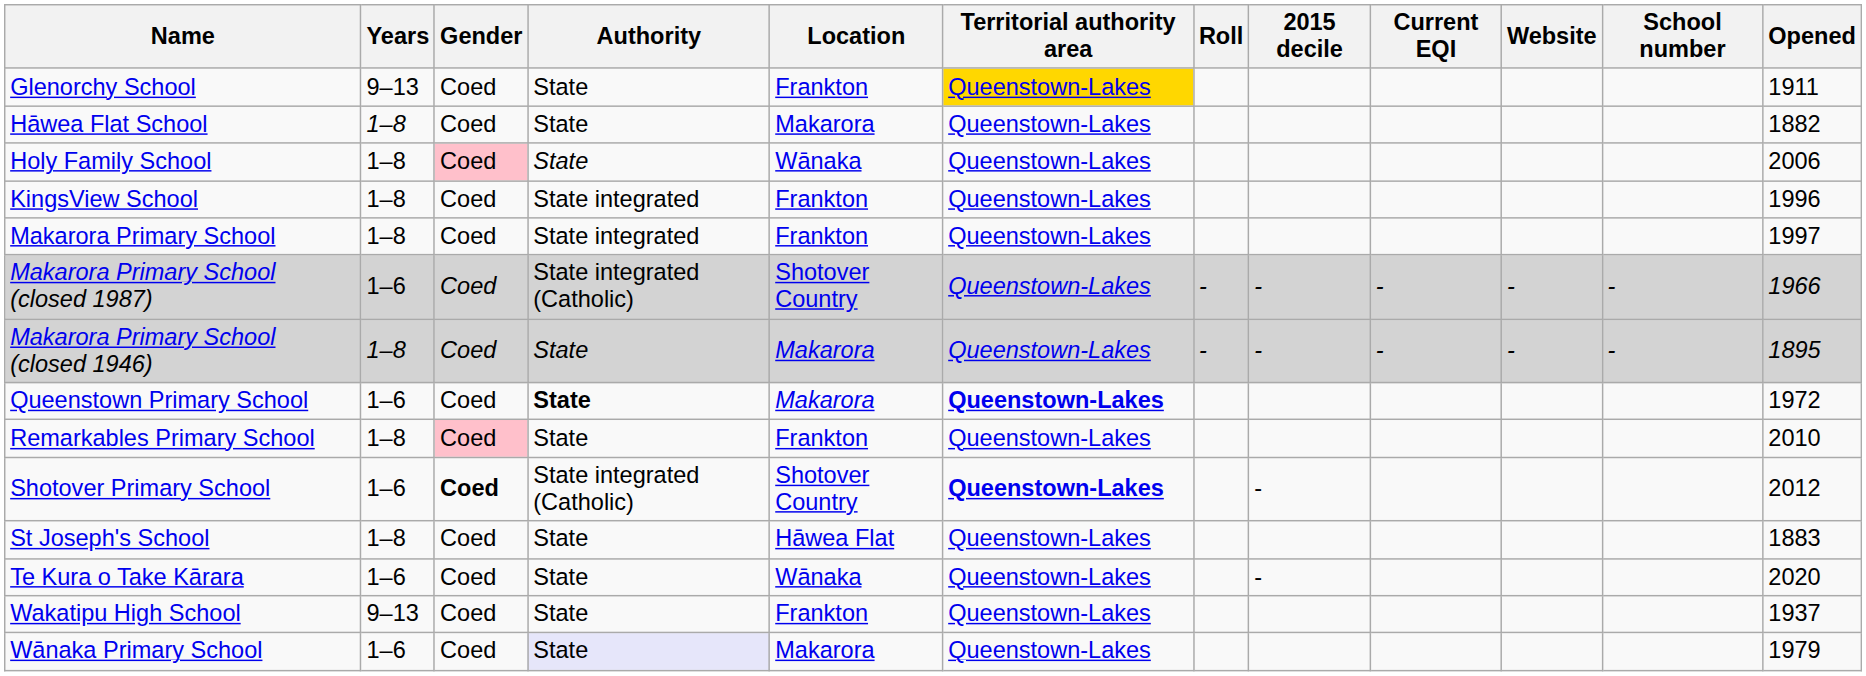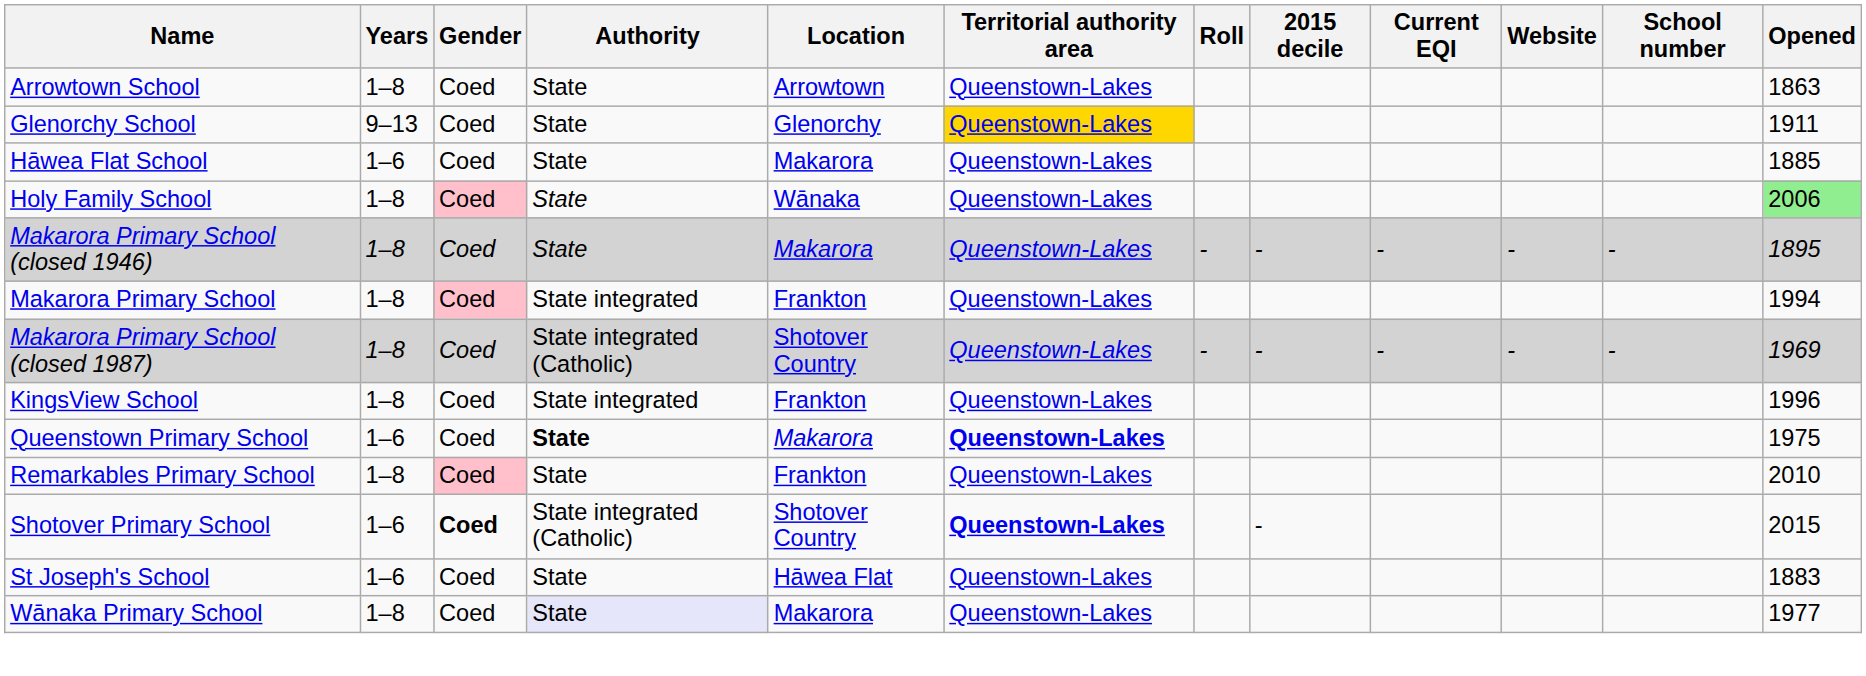+ row: (105, 86)
(822, 86) Frankton -> (827, 124) Glenorchy
(386, 124) 1–8 -> (385, 161) 1–6
(1794, 124) 1882 -> (1794, 161) 1885
(1794, 161) no background -> (1794, 198) lightgreen background
rows swapped: (104, 198) <-> (143, 350)
(468, 236) no background -> (467, 299) pink background
(1794, 236) 1997 -> (1794, 299) 1994
(386, 286) 1–6 -> (385, 350) 1–8
(1794, 286) 1966 -> (1794, 350) 1969
(1794, 400) 1972 -> (1794, 438) 1975
(1794, 488) 2012 -> (1794, 526) 2015
(386, 539) 1–8 -> (385, 576) 1–6
- row: (127, 576)
- row: (125, 613)
(386, 651) 1–6 -> (385, 613) 1–8
(1794, 651) 1979 -> (1794, 613) 1977
